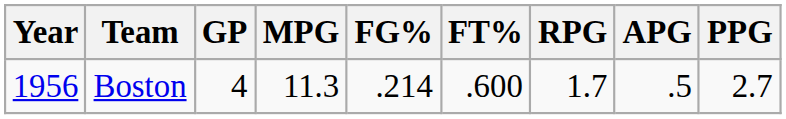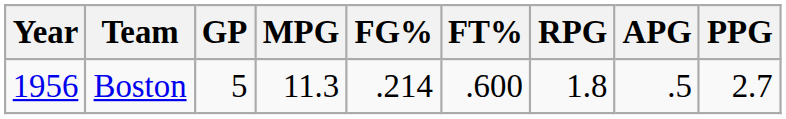(239, 85) 4 -> (239, 85) 5
(587, 85) 1.7 -> (587, 85) 1.8
